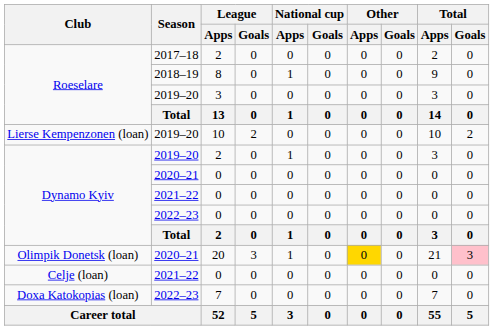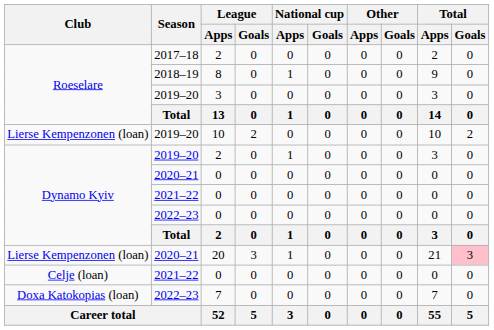(78, 255) Olimpik Donetsk (loan) -> (78, 255) Lierse Kempenzonen (loan)
(364, 255) gold background -> (364, 255) no background
